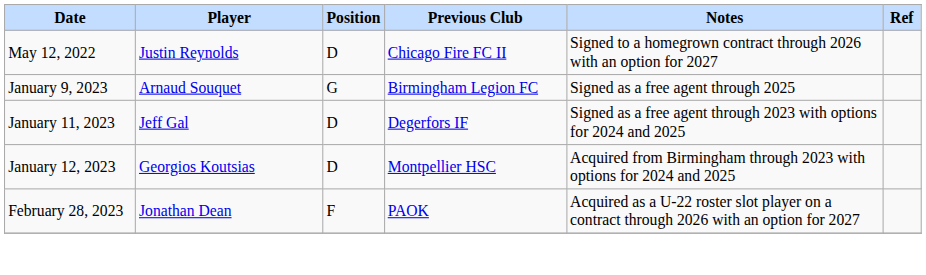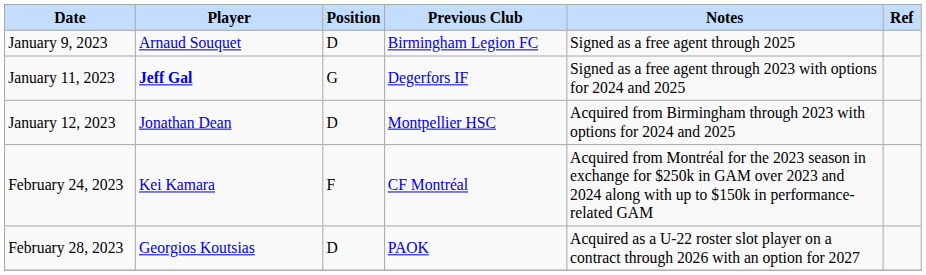- row: (52, 52)
(332, 87) G -> (332, 43) D
(164, 122) normal -> (166, 78) bold
(332, 122) D -> (332, 78) G
(197, 167) Georgios Koutsias -> (185, 122) Jonathan Dean
+ row: (66, 185)
(185, 211) Jonathan Dean -> (197, 248) Georgios Koutsias
(331, 211) F -> (332, 248) D
